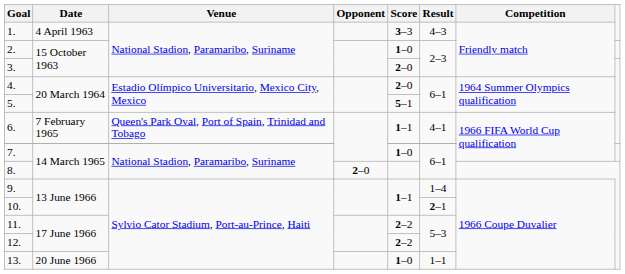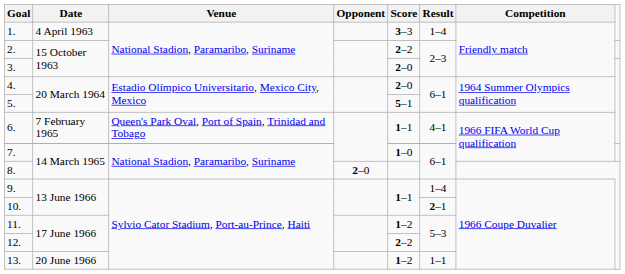(438, 31) 4–3 -> (438, 31) 1–4
(404, 49) 1–0 -> (404, 49) 2–2
(404, 224) 2–2 -> (404, 224) 1–2
(404, 260) 1–0 -> (404, 260) 1–2
